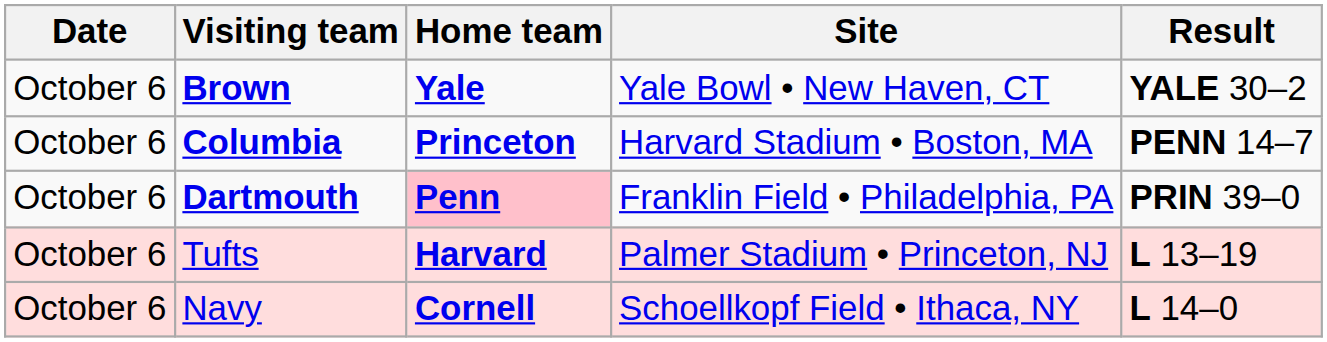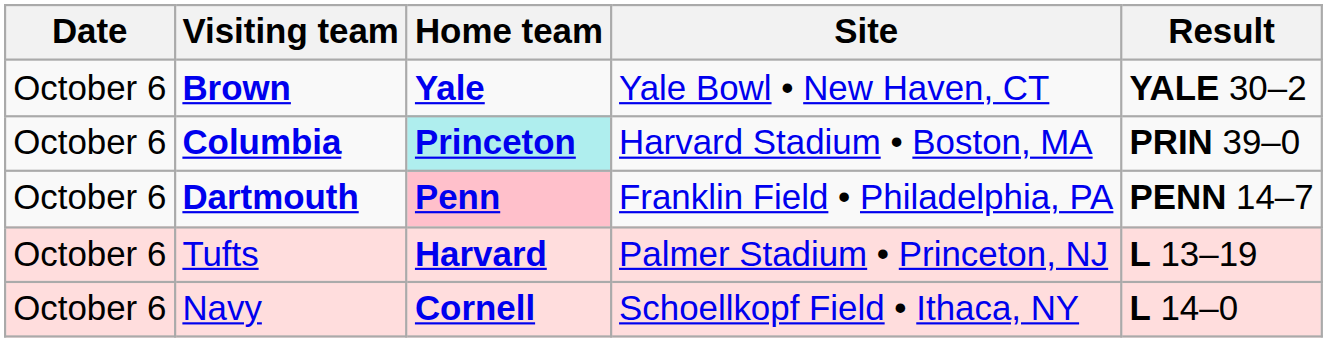(495, 142) no background -> (495, 142) paleturquoise background
(1222, 142) PENN 14–7 -> (1215, 142) PRIN 39–0
(1215, 198) PRIN 39–0 -> (1222, 198) PENN 14–7
